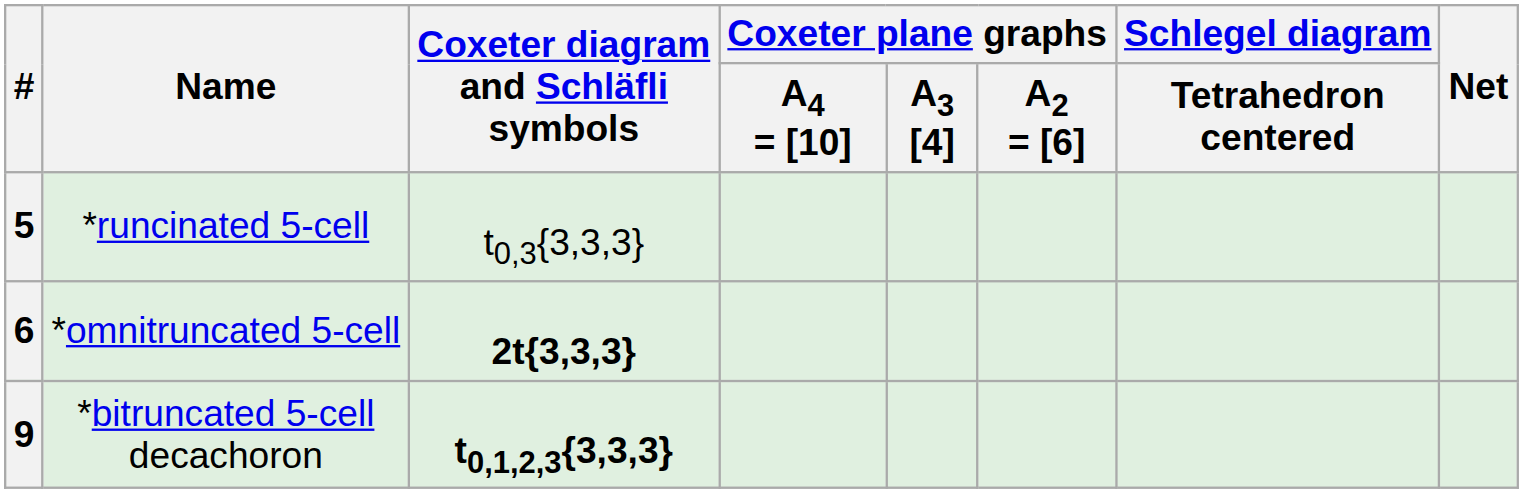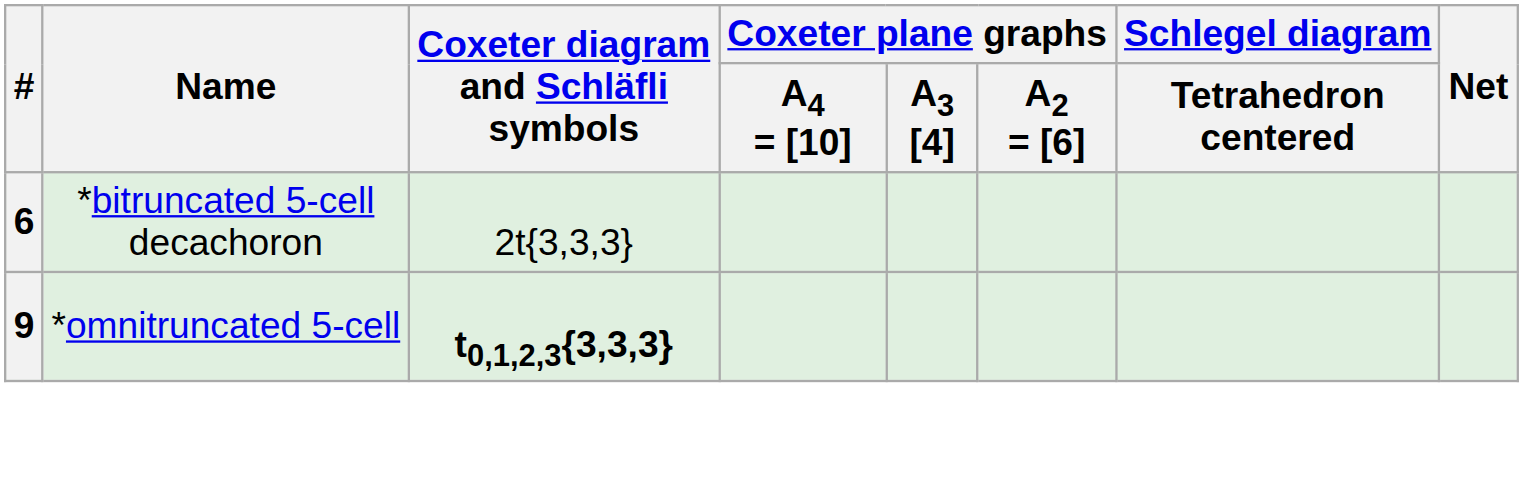- row: (24, 225)
(226, 329) *omnitruncated 5-cell -> (226, 221) *bitruncated 5-cell decachoron
(564, 350) bold -> (564, 242) normal
(226, 434) *bitruncated 5-cell decachoron -> (226, 326) *omnitruncated 5-cell
